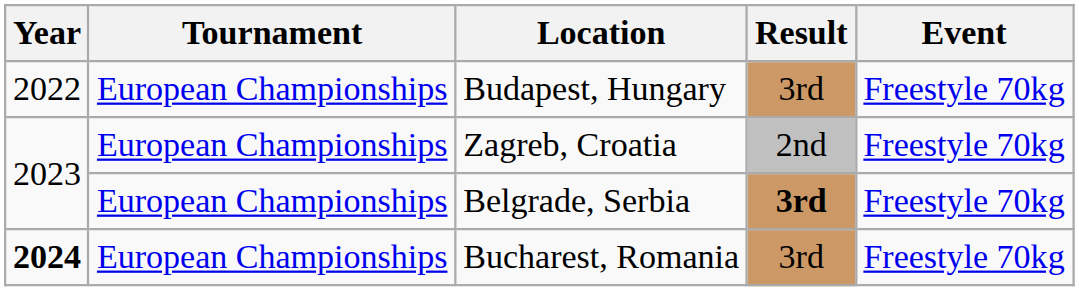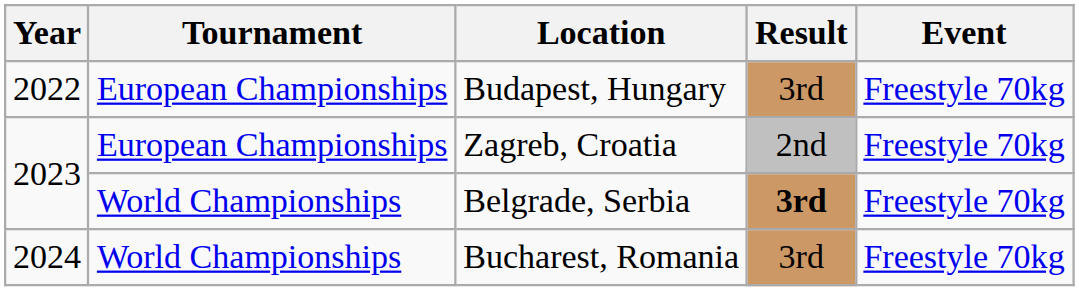(272, 201) European Championships -> (249, 201) World Championships
(47, 257) bold -> (47, 257) normal
(272, 257) European Championships -> (249, 257) World Championships
